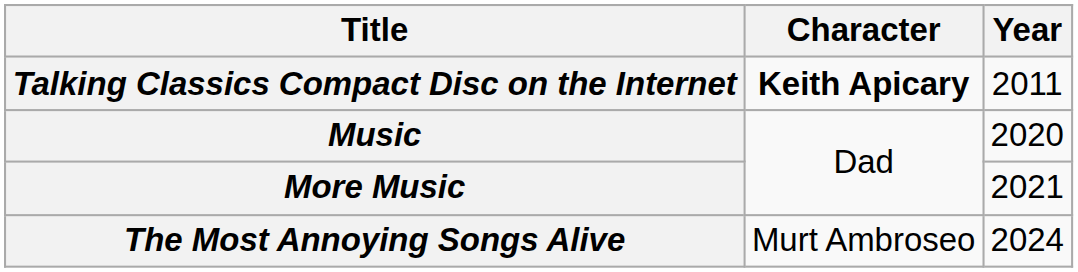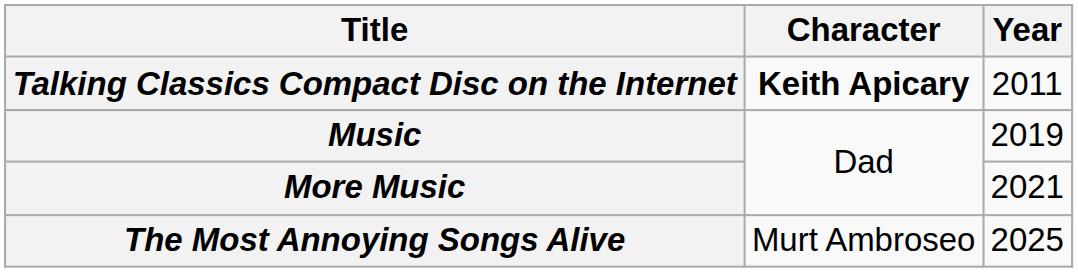(1027, 135) 2020 -> (1027, 135) 2019
(1027, 239) 2024 -> (1027, 239) 2025
